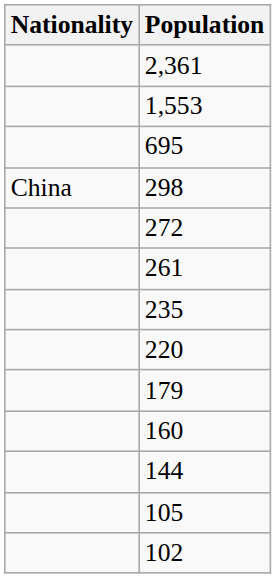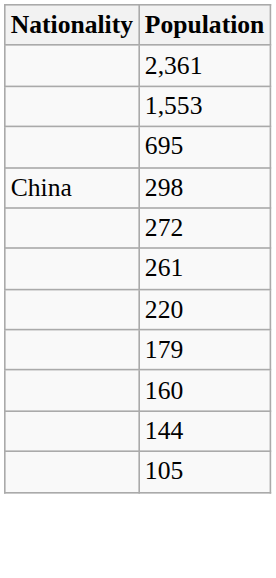- row: (164, 308)
- row: (164, 552)
